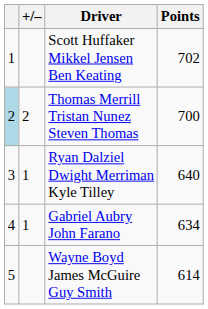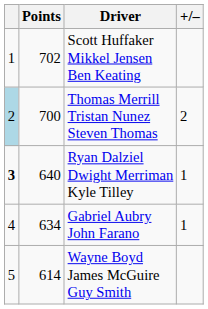columns swapped: (32, 16) <-> (180, 16)
(12, 175) normal -> (12, 175) bold
